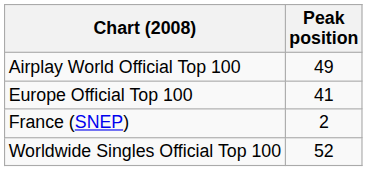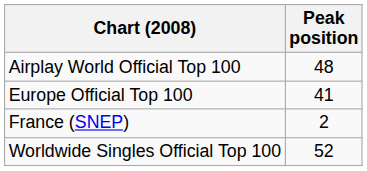(324, 66) 49 -> (324, 66) 48
